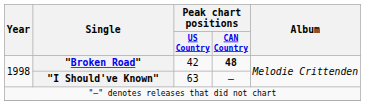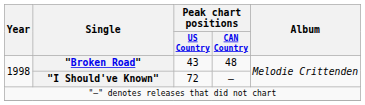(193, 63) 42 -> (193, 63) 43
(231, 63) bold -> (231, 63) normal
(193, 79) 63 -> (193, 79) 72
